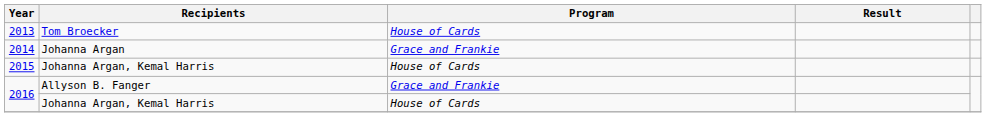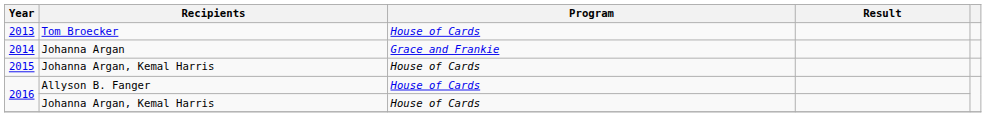(445, 85) Grace and Frankie -> (435, 85) House of Cards
